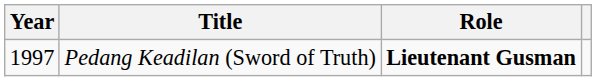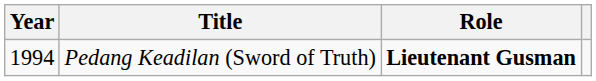(32, 57) 1997 -> (32, 57) 1994
